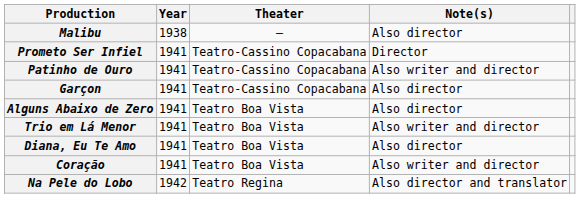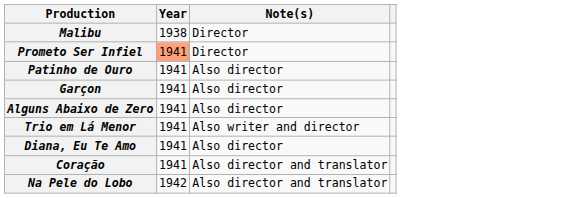- column: (279, 14)
(417, 33) Also director -> (220, 33) Director
(173, 52) no background -> (173, 52) lightsalmon background
(456, 70) Also writer and director -> (238, 70) Also director
(456, 165) Also writer and director -> (290, 165) Also director and translator
